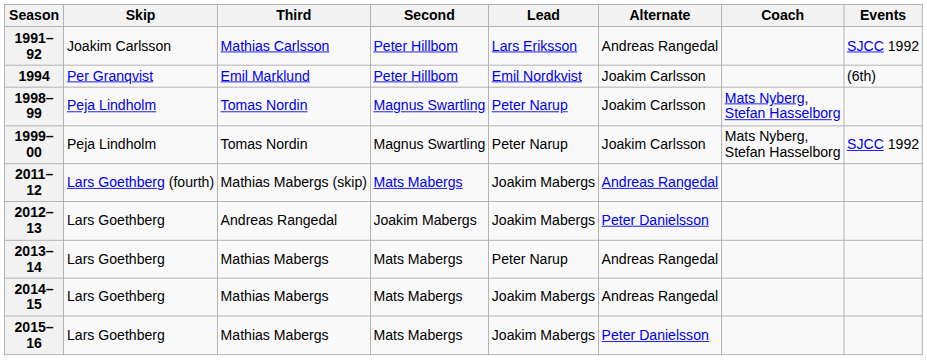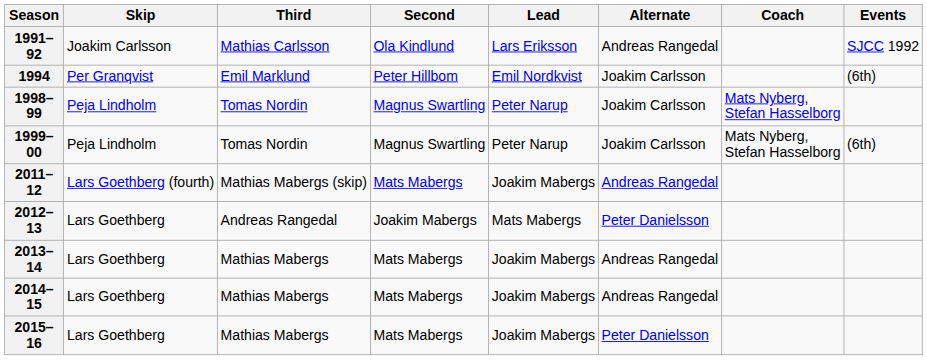(416, 45) Peter Hillbom -> (414, 45) Ola Kindlund
(883, 144) SJСС 1992 -> (862, 144) (6th)
(543, 220) Joakim Mabergs -> (536, 220) Mats Mabergs
(530, 259) Peter Narup -> (543, 259) Joakim Mabergs
